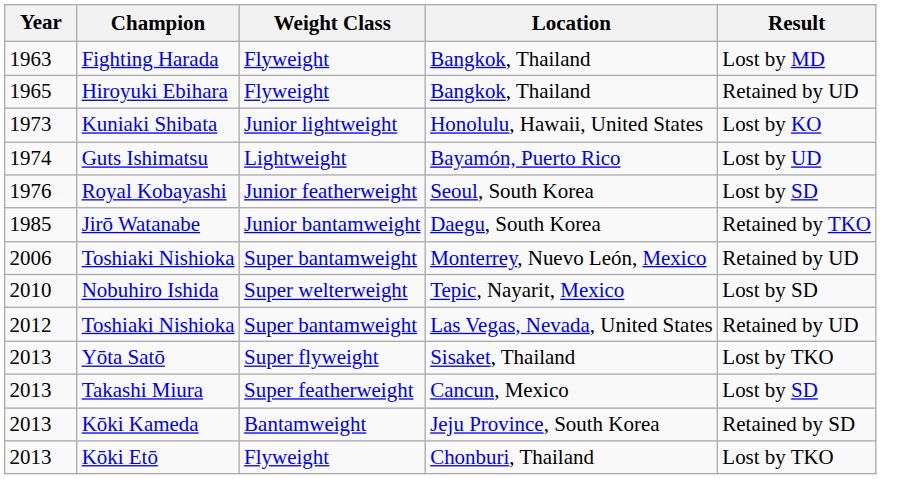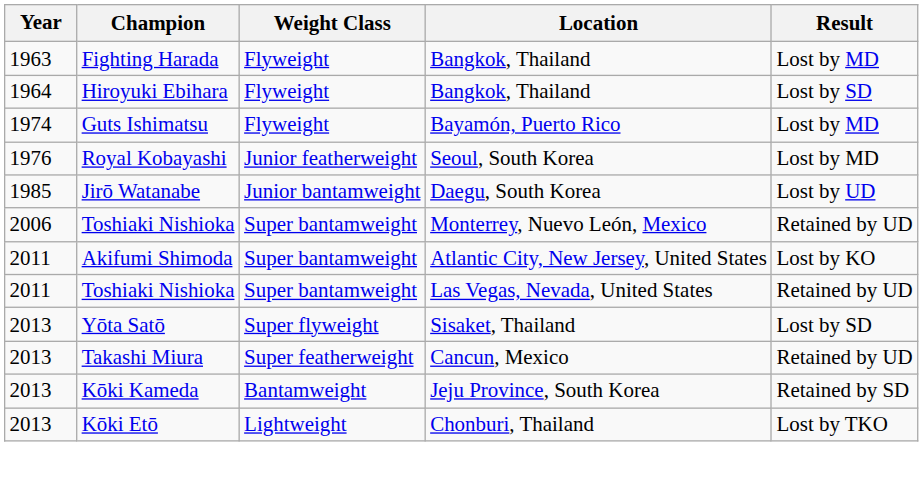(30, 91) 1965 -> (30, 91) 1964
(790, 91) Retained by UD -> (824, 91) Lost by SD
- row: (149, 124)
(295, 158) Lightweight -> (287, 124) Flyweight
(772, 158) Lost by UD -> (828, 124) Lost by MD
(770, 191) Lost by SD -> (828, 158) Lost by MD
(797, 224) Retained by TKO -> (826, 191) Lost by UD
- row: (150, 290)
+ row: (157, 257)
(30, 324) 2012 -> (30, 290) 2011
(778, 357) Lost by TKO -> (824, 324) Lost by SD
(770, 390) Lost by SD -> (845, 357) Retained by UD
(287, 457) Flyweight -> (295, 423) Lightweight
